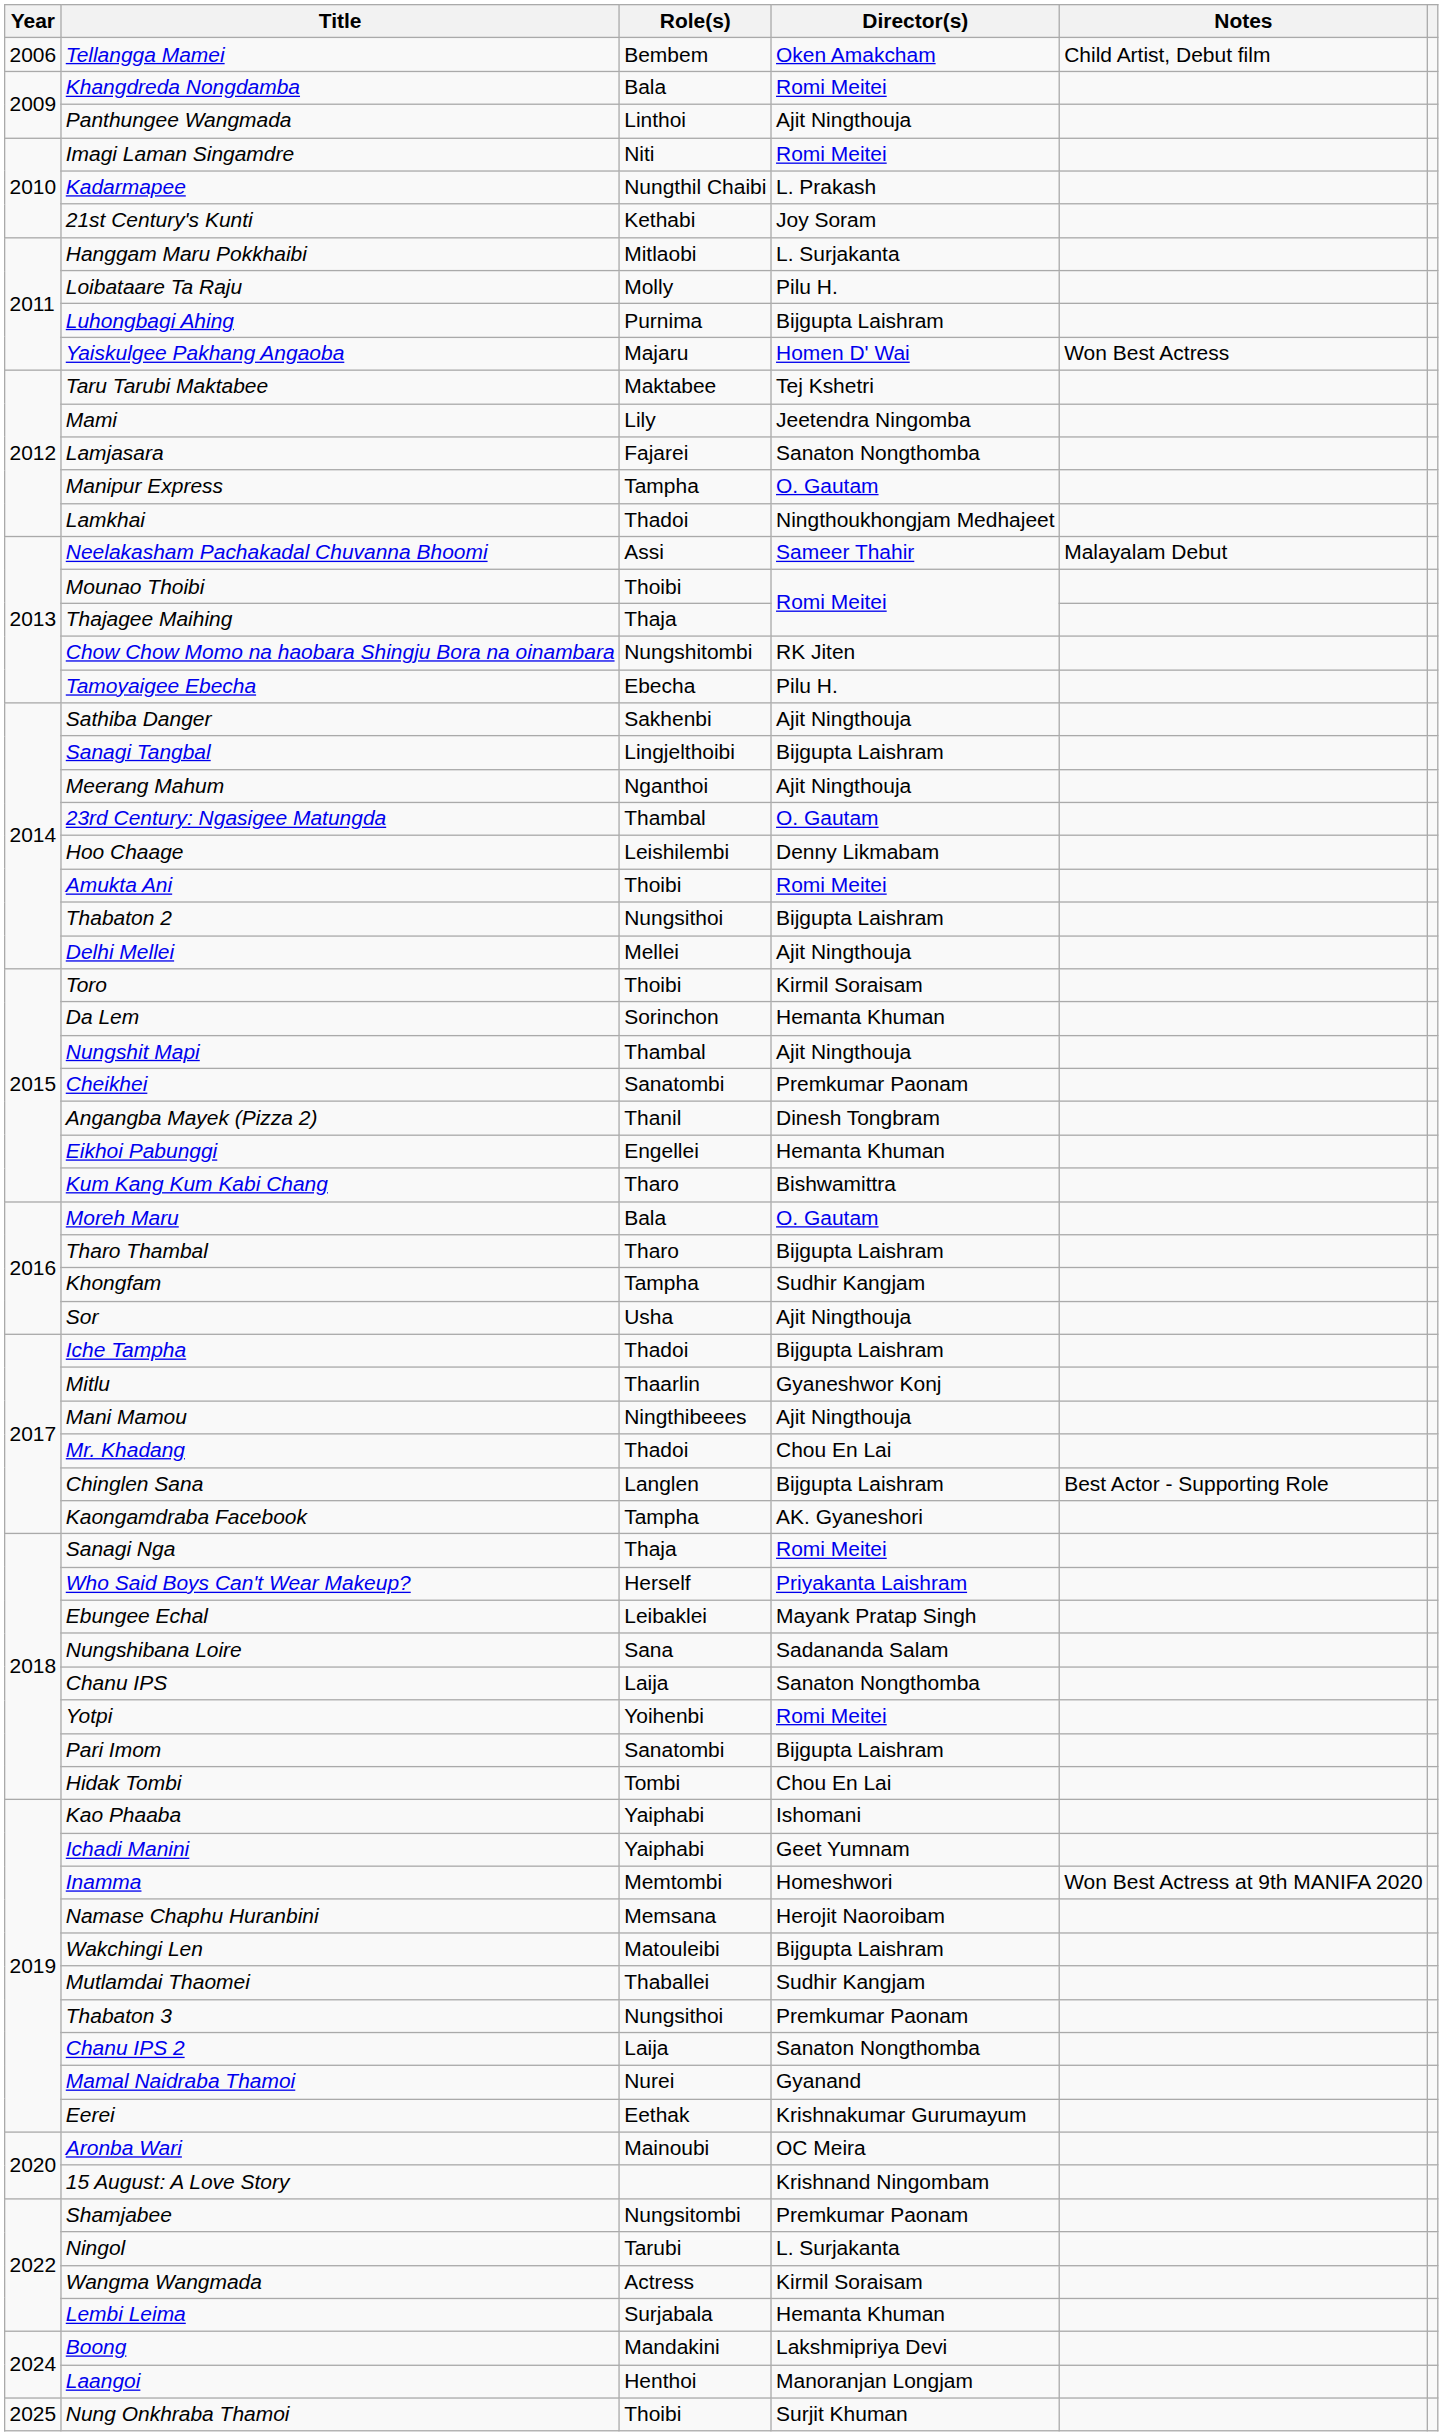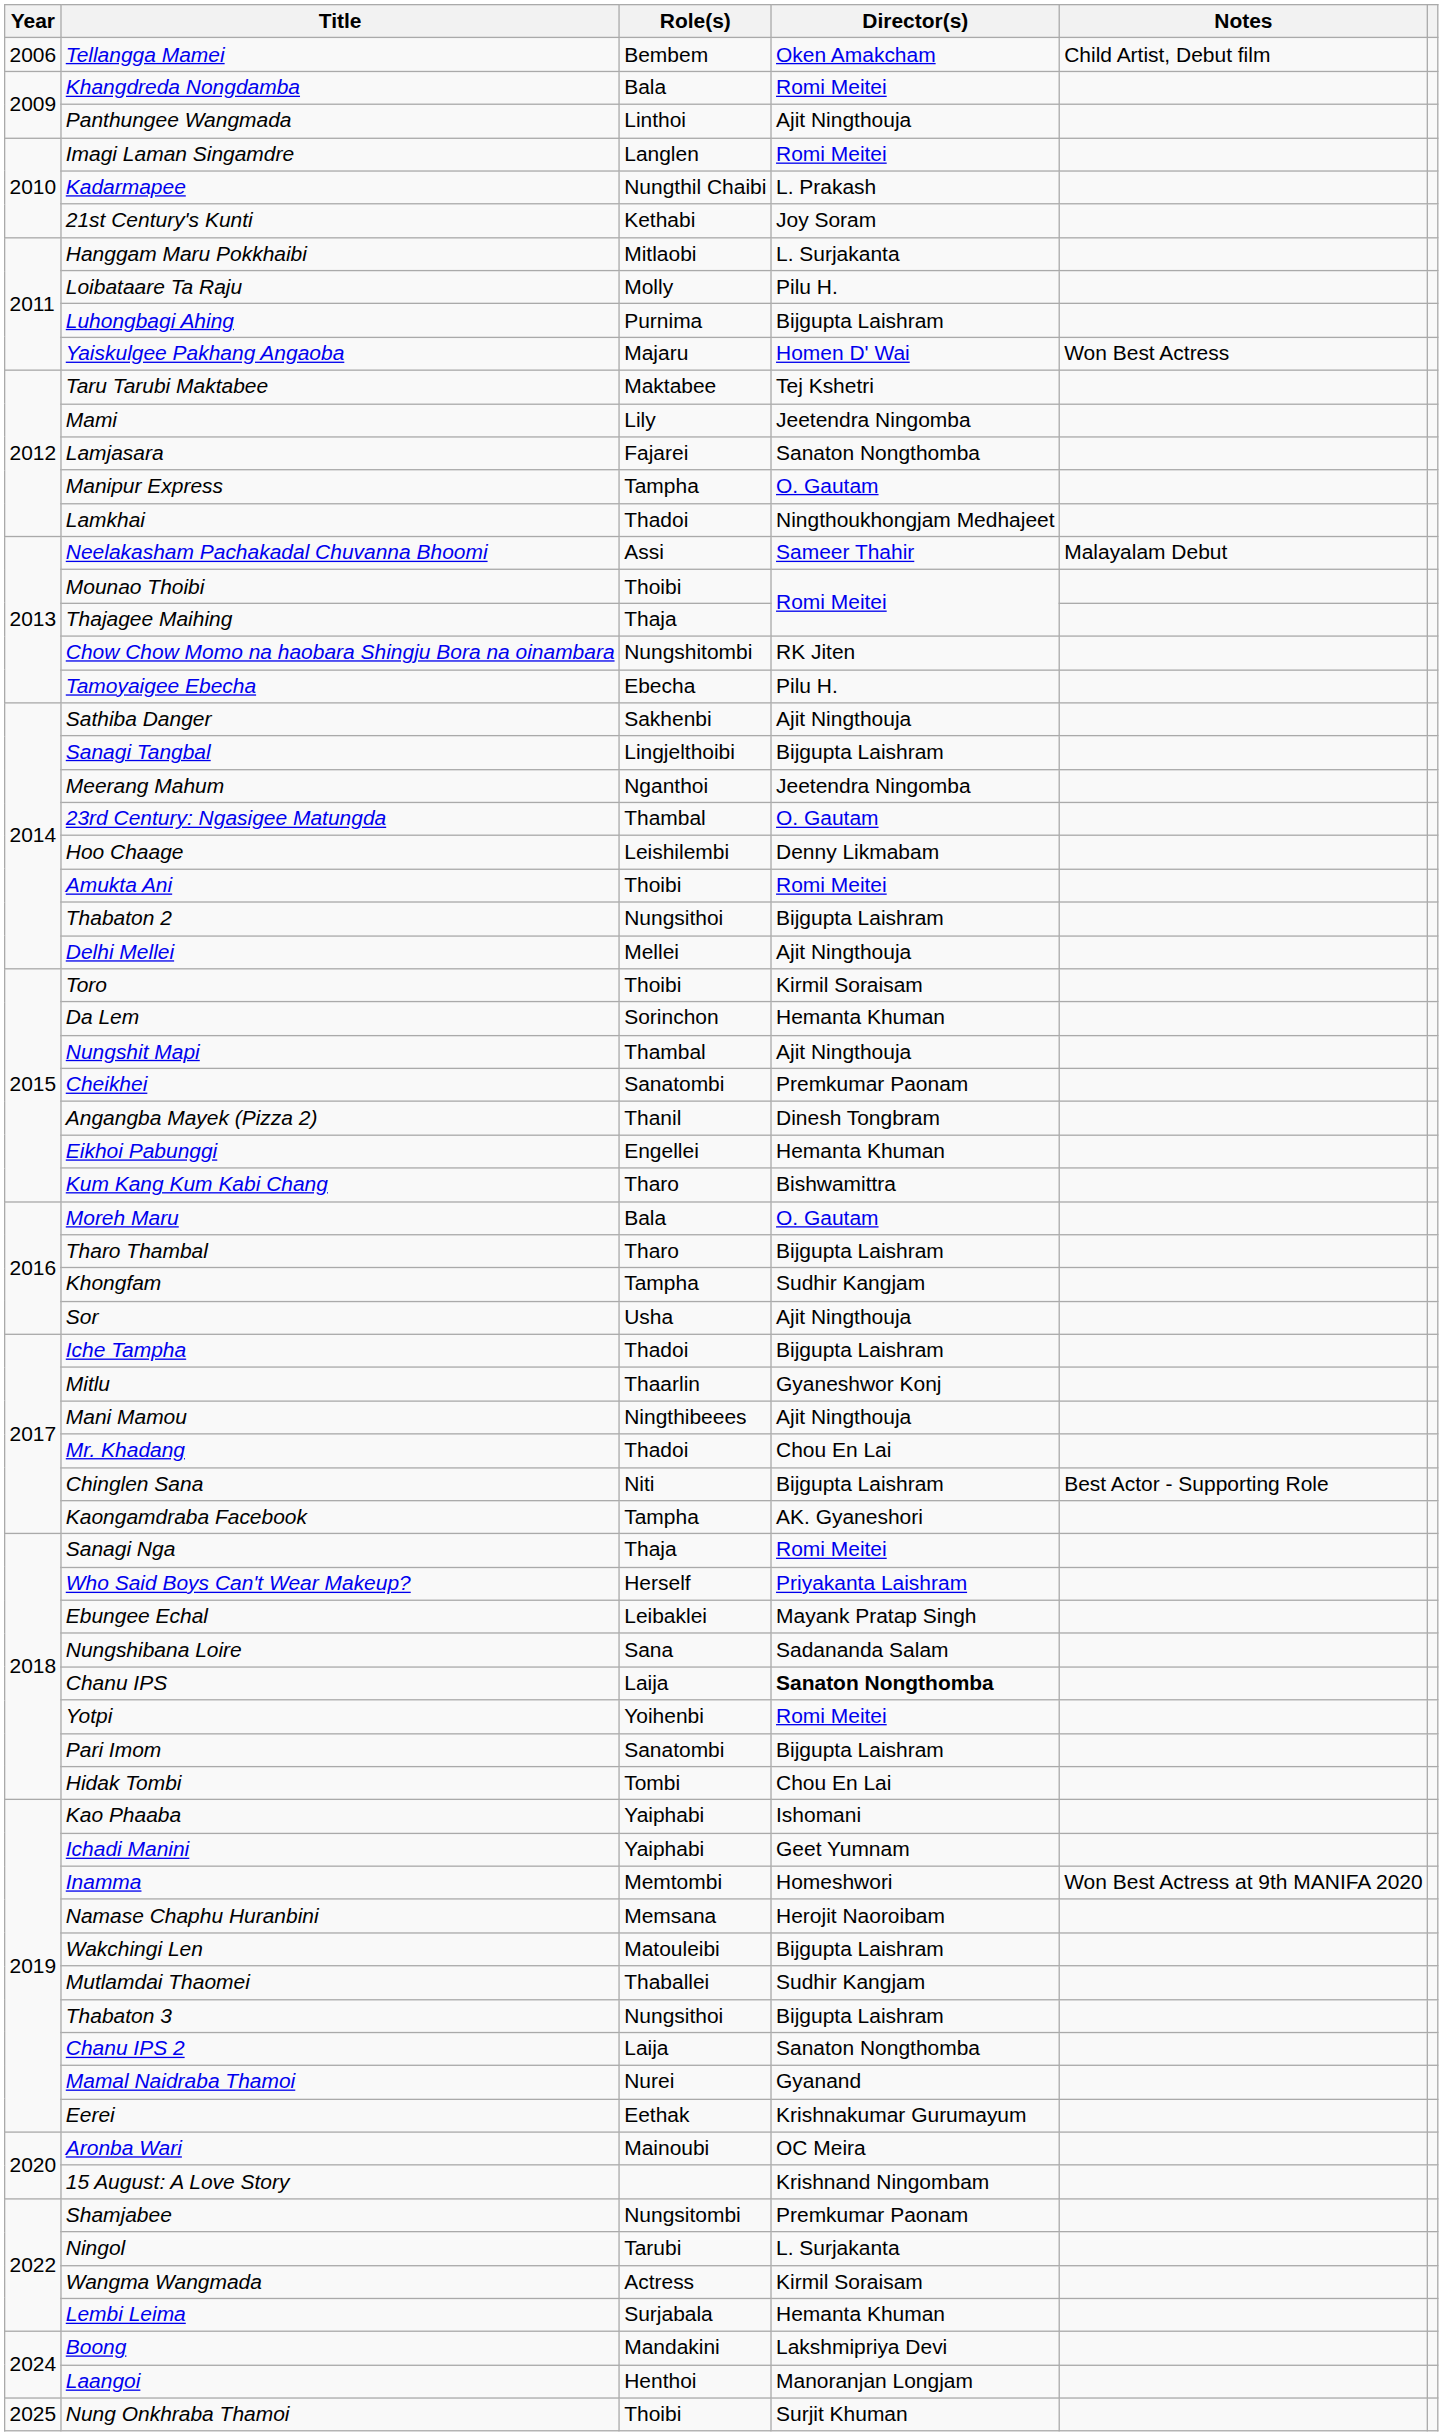(639, 154) Niti -> (662, 154) Langlen
(844, 785) Ajit Ningthouja -> (873, 785) Jeetendra Ningomba
(662, 1483) Langlen -> (639, 1483) Niti
(878, 1683) normal -> (885, 1683) bold
(872, 2015) Premkumar Paonam -> (860, 2015) Bijgupta Laishram
